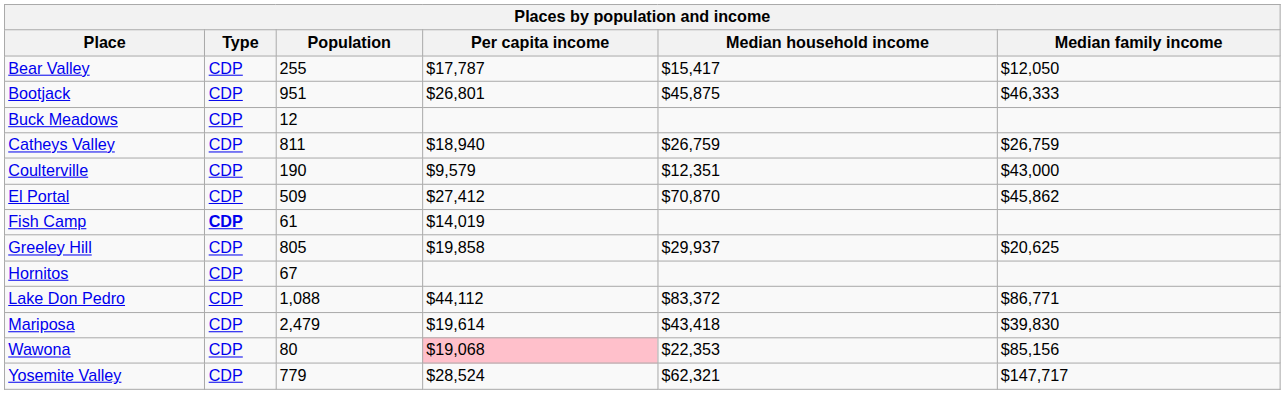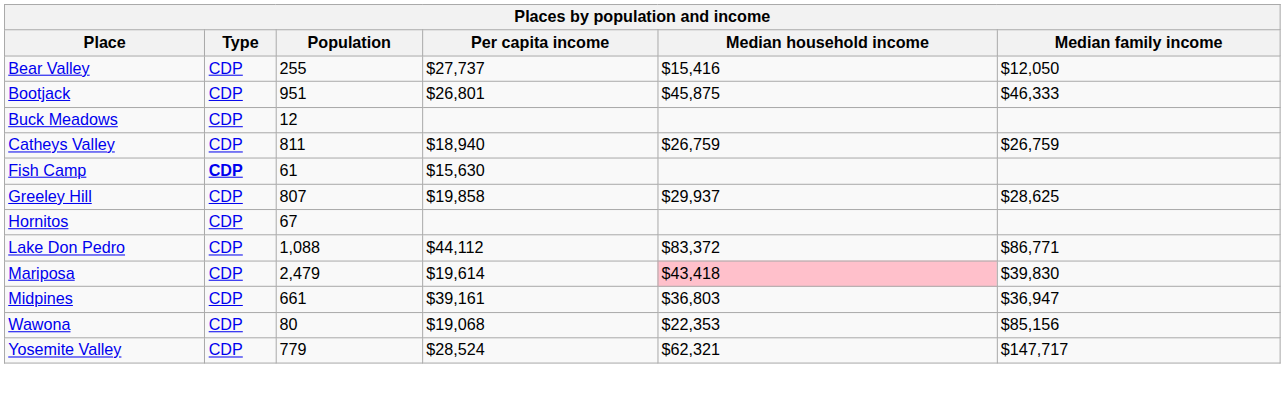(456, 68) $17,787 -> (456, 68) $27,737
(691, 68) $15,417 -> (691, 68) $15,416
- row: (48, 171)
- row: (39, 196)
(456, 222) $14,019 -> (456, 171) $15,630
(293, 247) 805 -> (293, 196) 807
(1030, 247) $20,625 -> (1030, 196) $28,625
(691, 324) no background -> (691, 273) pink background
+ row: (41, 299)
(456, 350) pink background -> (456, 324) no background
